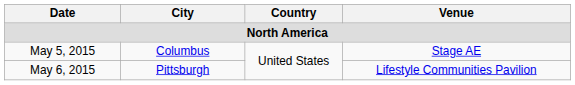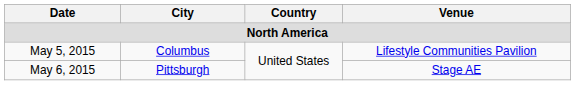(456, 51) Stage AE -> (456, 51) Lifestyle Communities Pavilion
(456, 70) Lifestyle Communities Pavilion -> (456, 70) Stage AE
